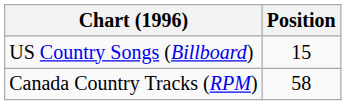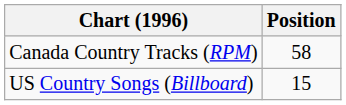rows swapped: (133, 83) <-> (131, 52)
